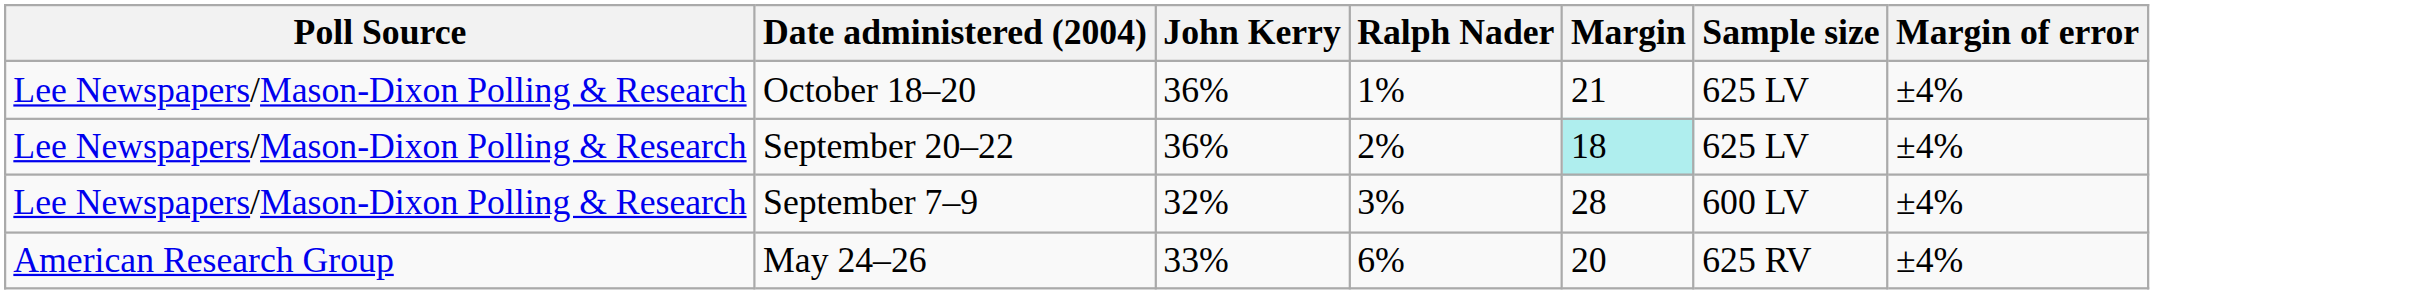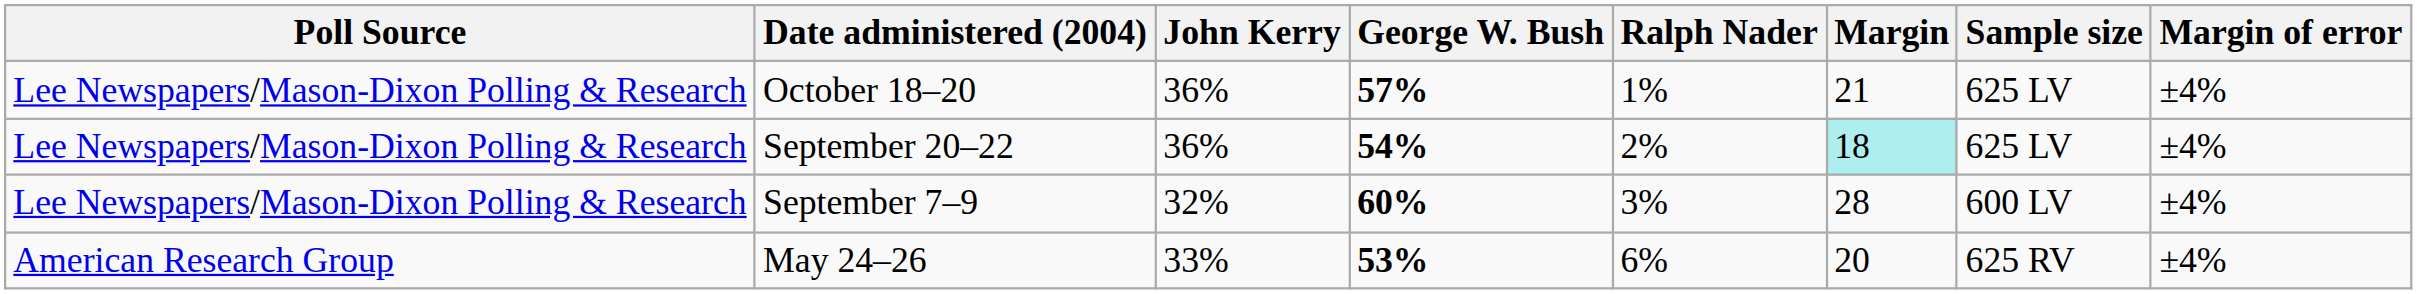+ column: (1481, 32)
